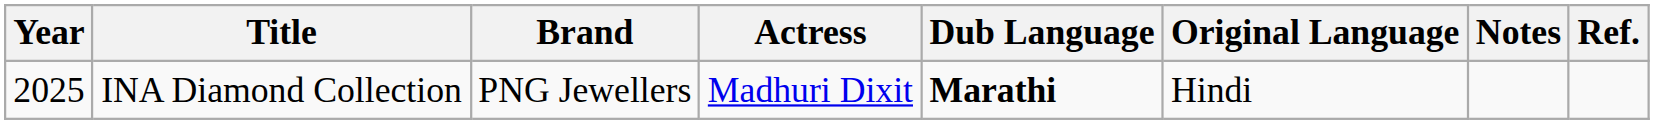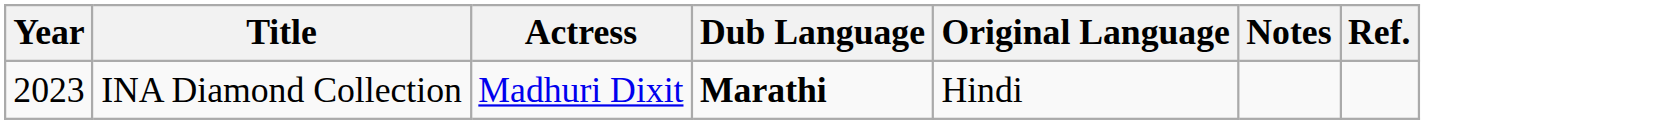- column: (585, 32)
(49, 89) 2025 -> (49, 89) 2023
